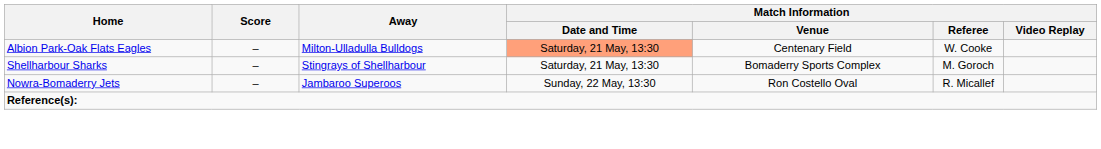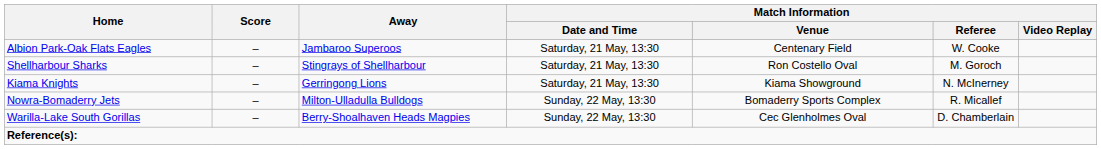(362, 48) Milton-Ulladulla Bulldogs -> (352, 48) Jambaroo Superoos
(600, 48) lightsalmon background -> (600, 48) no background
(813, 65) Bomaderry Sports Complex -> (813, 65) Ron Costello Oval
+ row: (42, 83)
(352, 83) Jambaroo Superoos -> (362, 100) Milton-Ulladulla Bulldogs
(813, 83) Ron Costello Oval -> (813, 100) Bomaderry Sports Complex
+ row: (74, 118)
